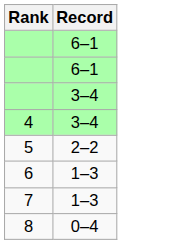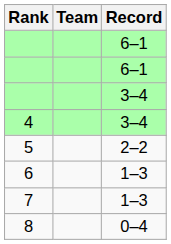+ column: (77, 17)
